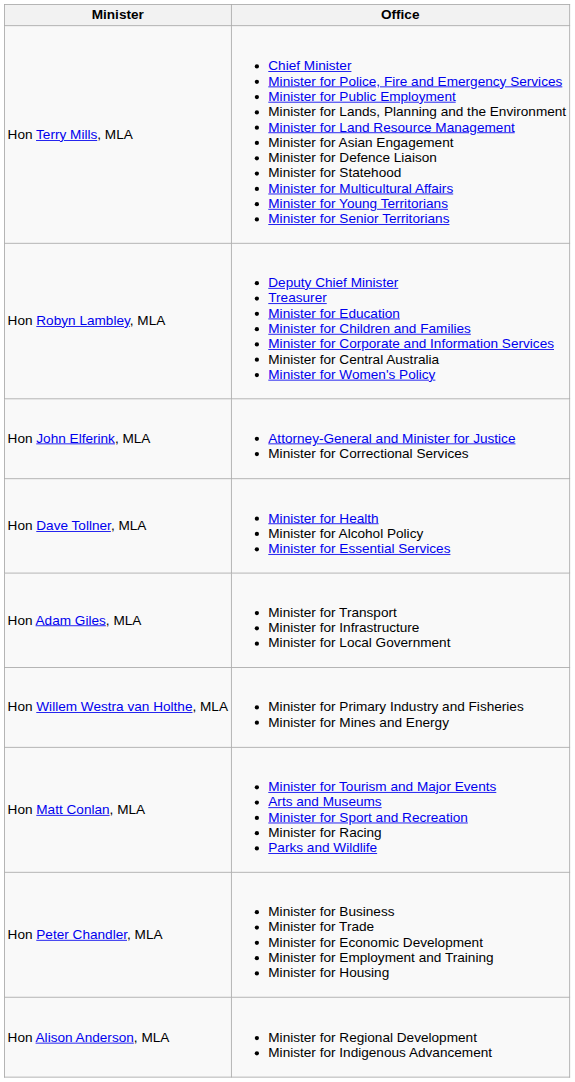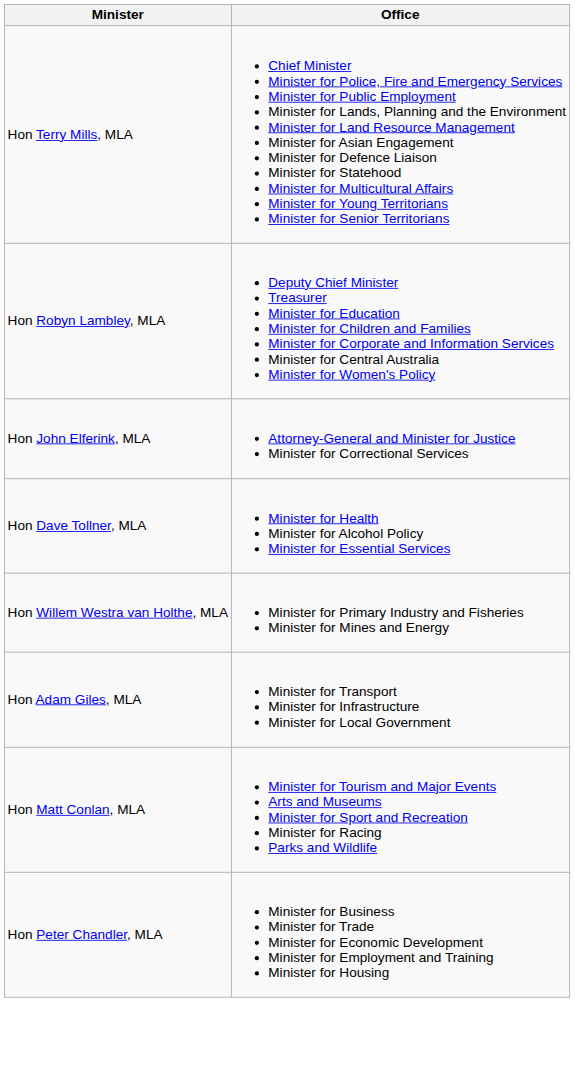rows swapped: (74, 620) <-> (118, 707)
- row: (88, 1037)
